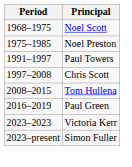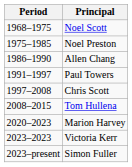+ row: (90, 59)
- row: (87, 106)
+ row: (95, 122)
